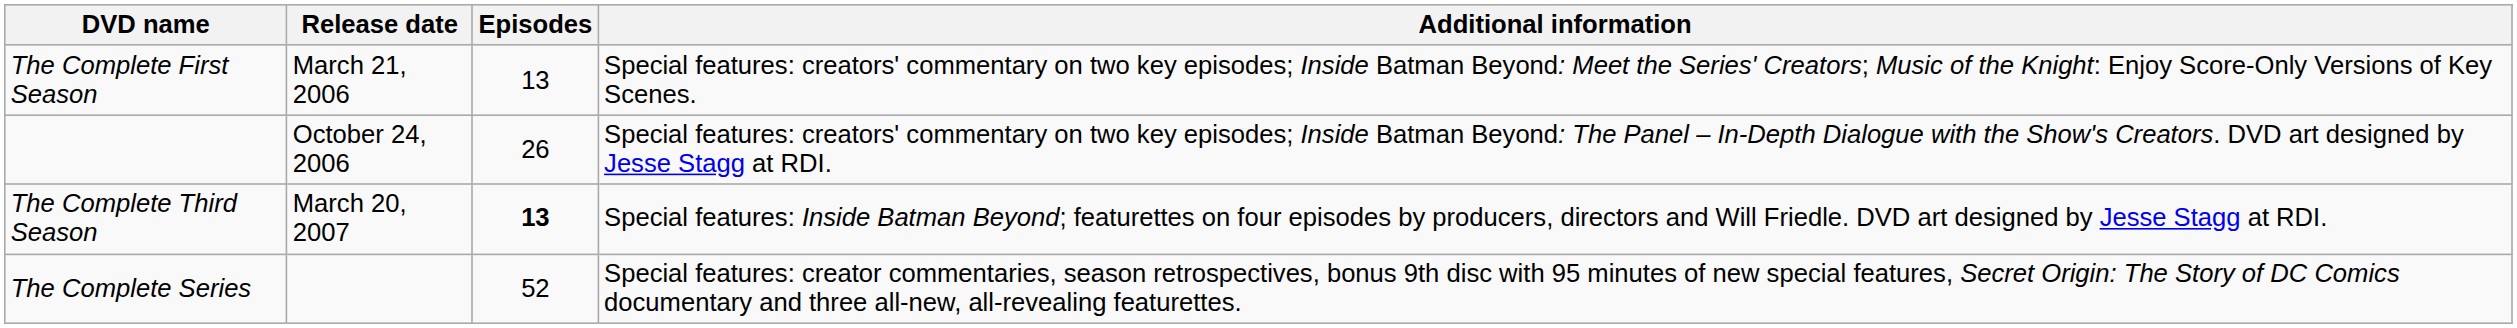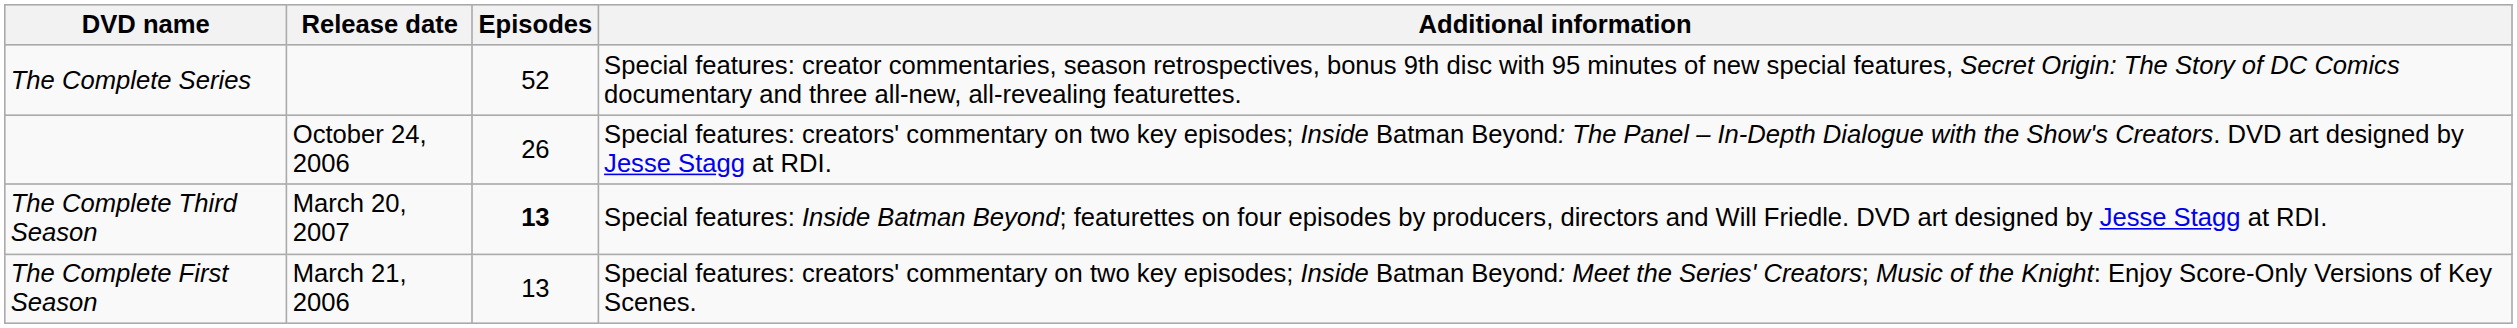rows swapped: (120, 79) <-> (131, 288)
